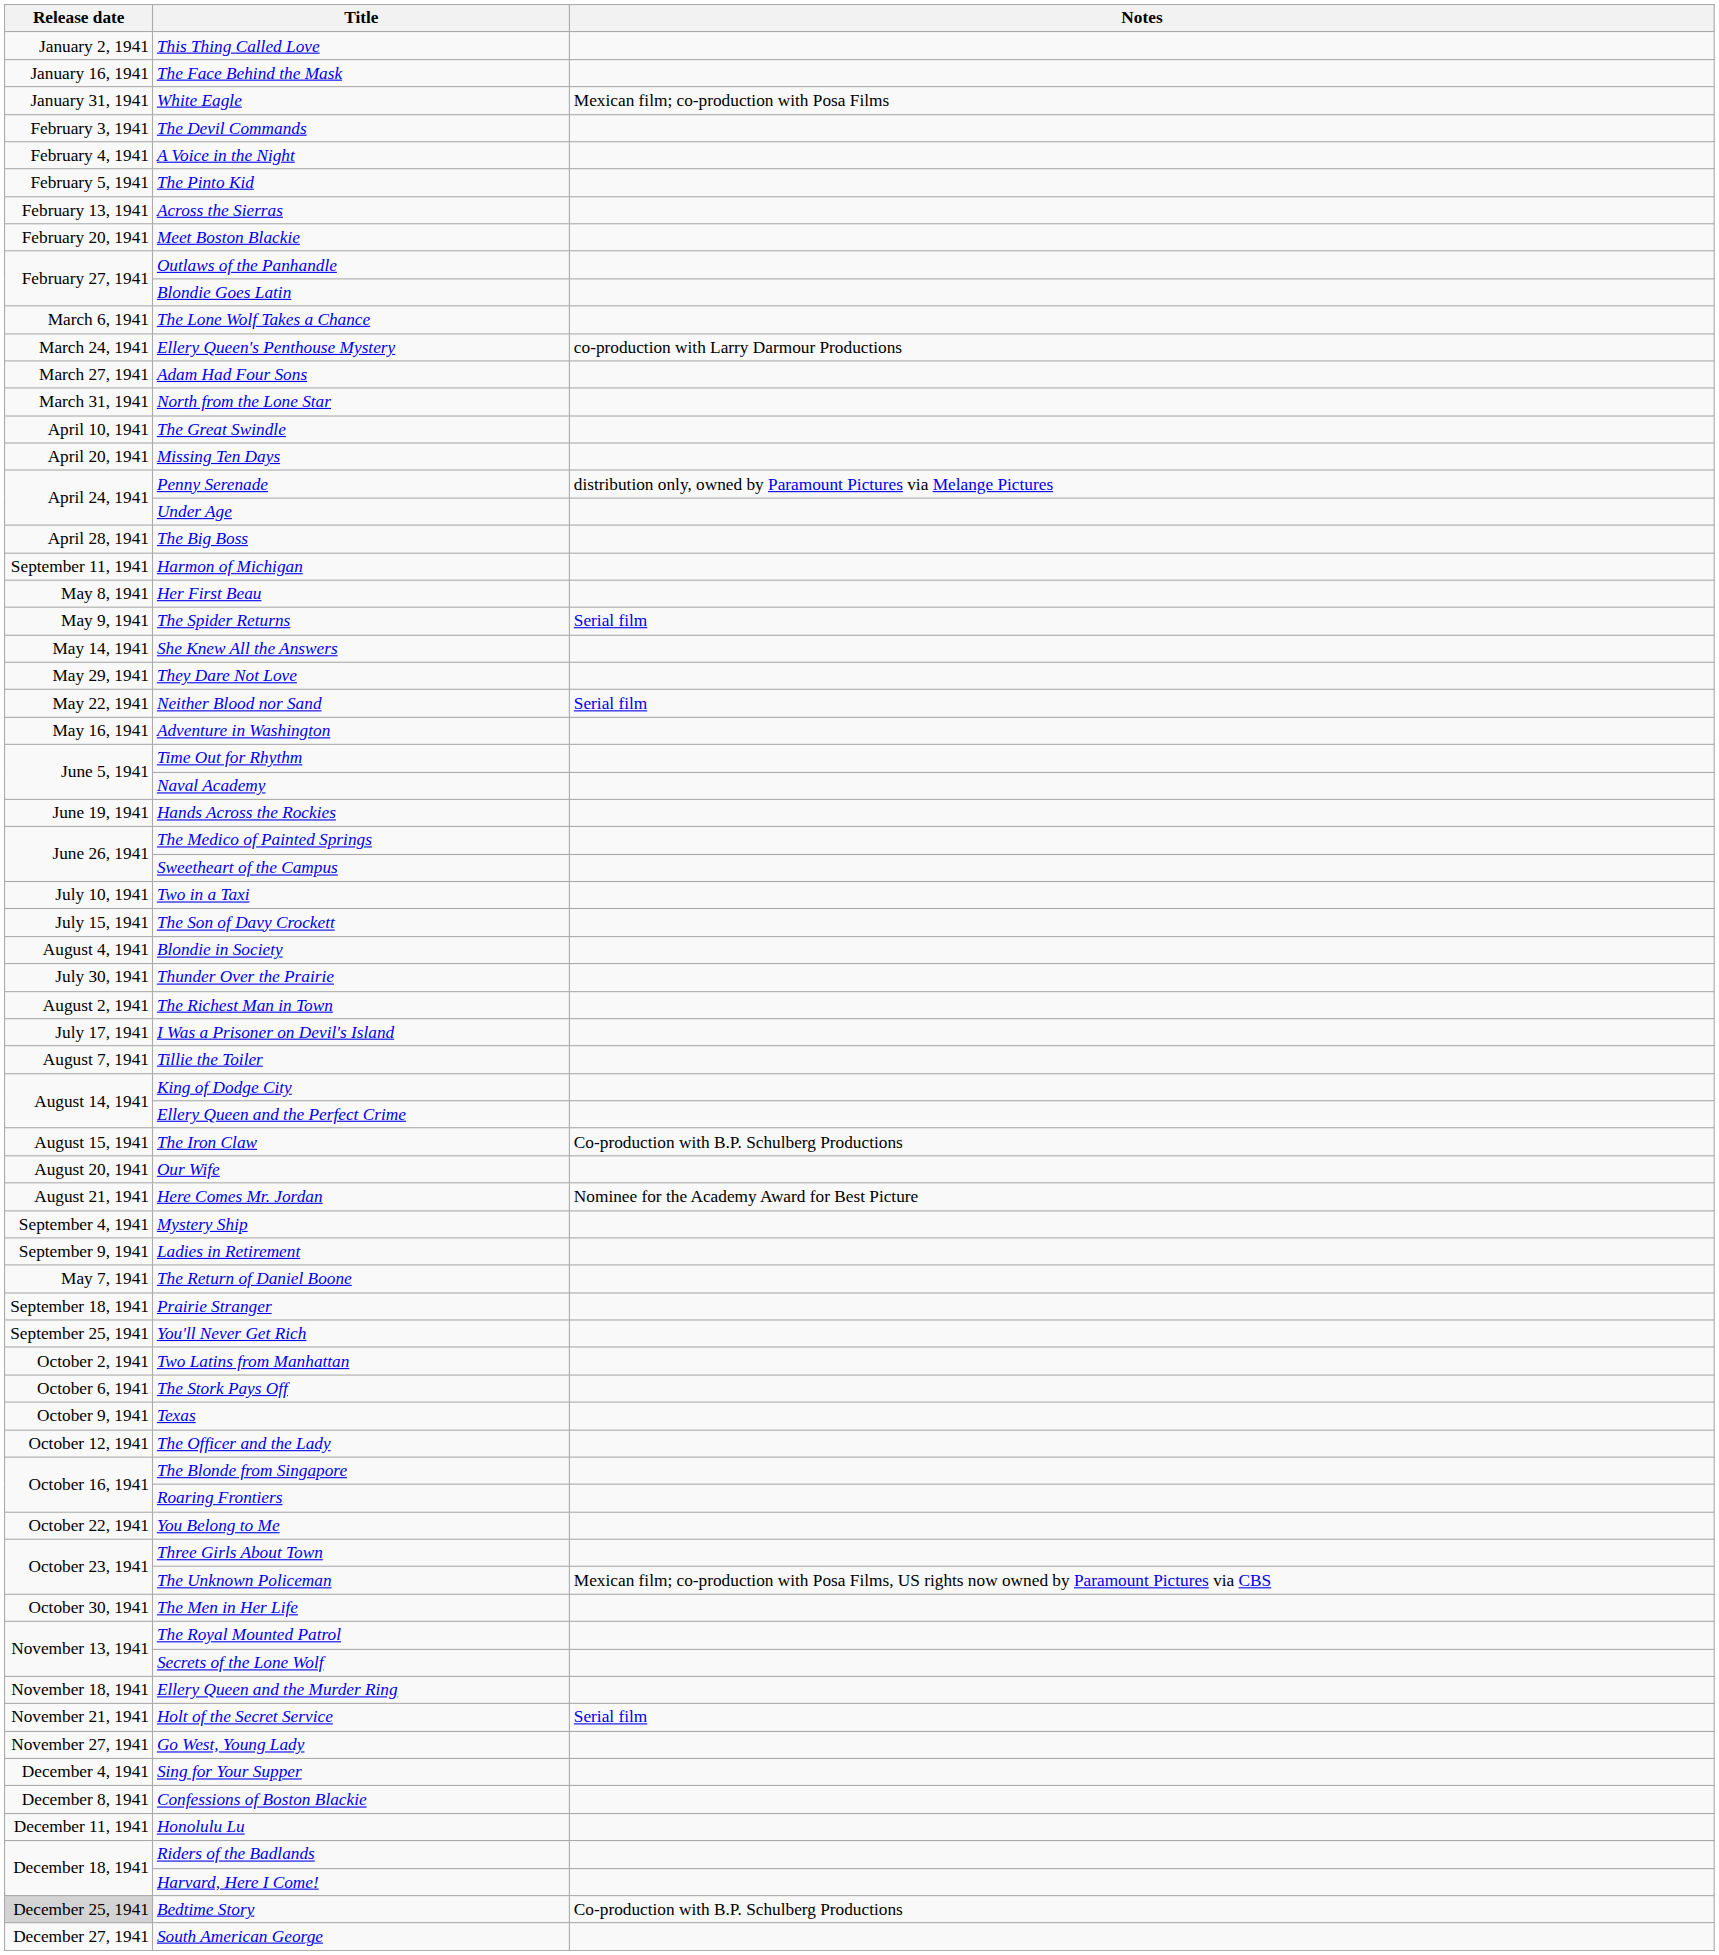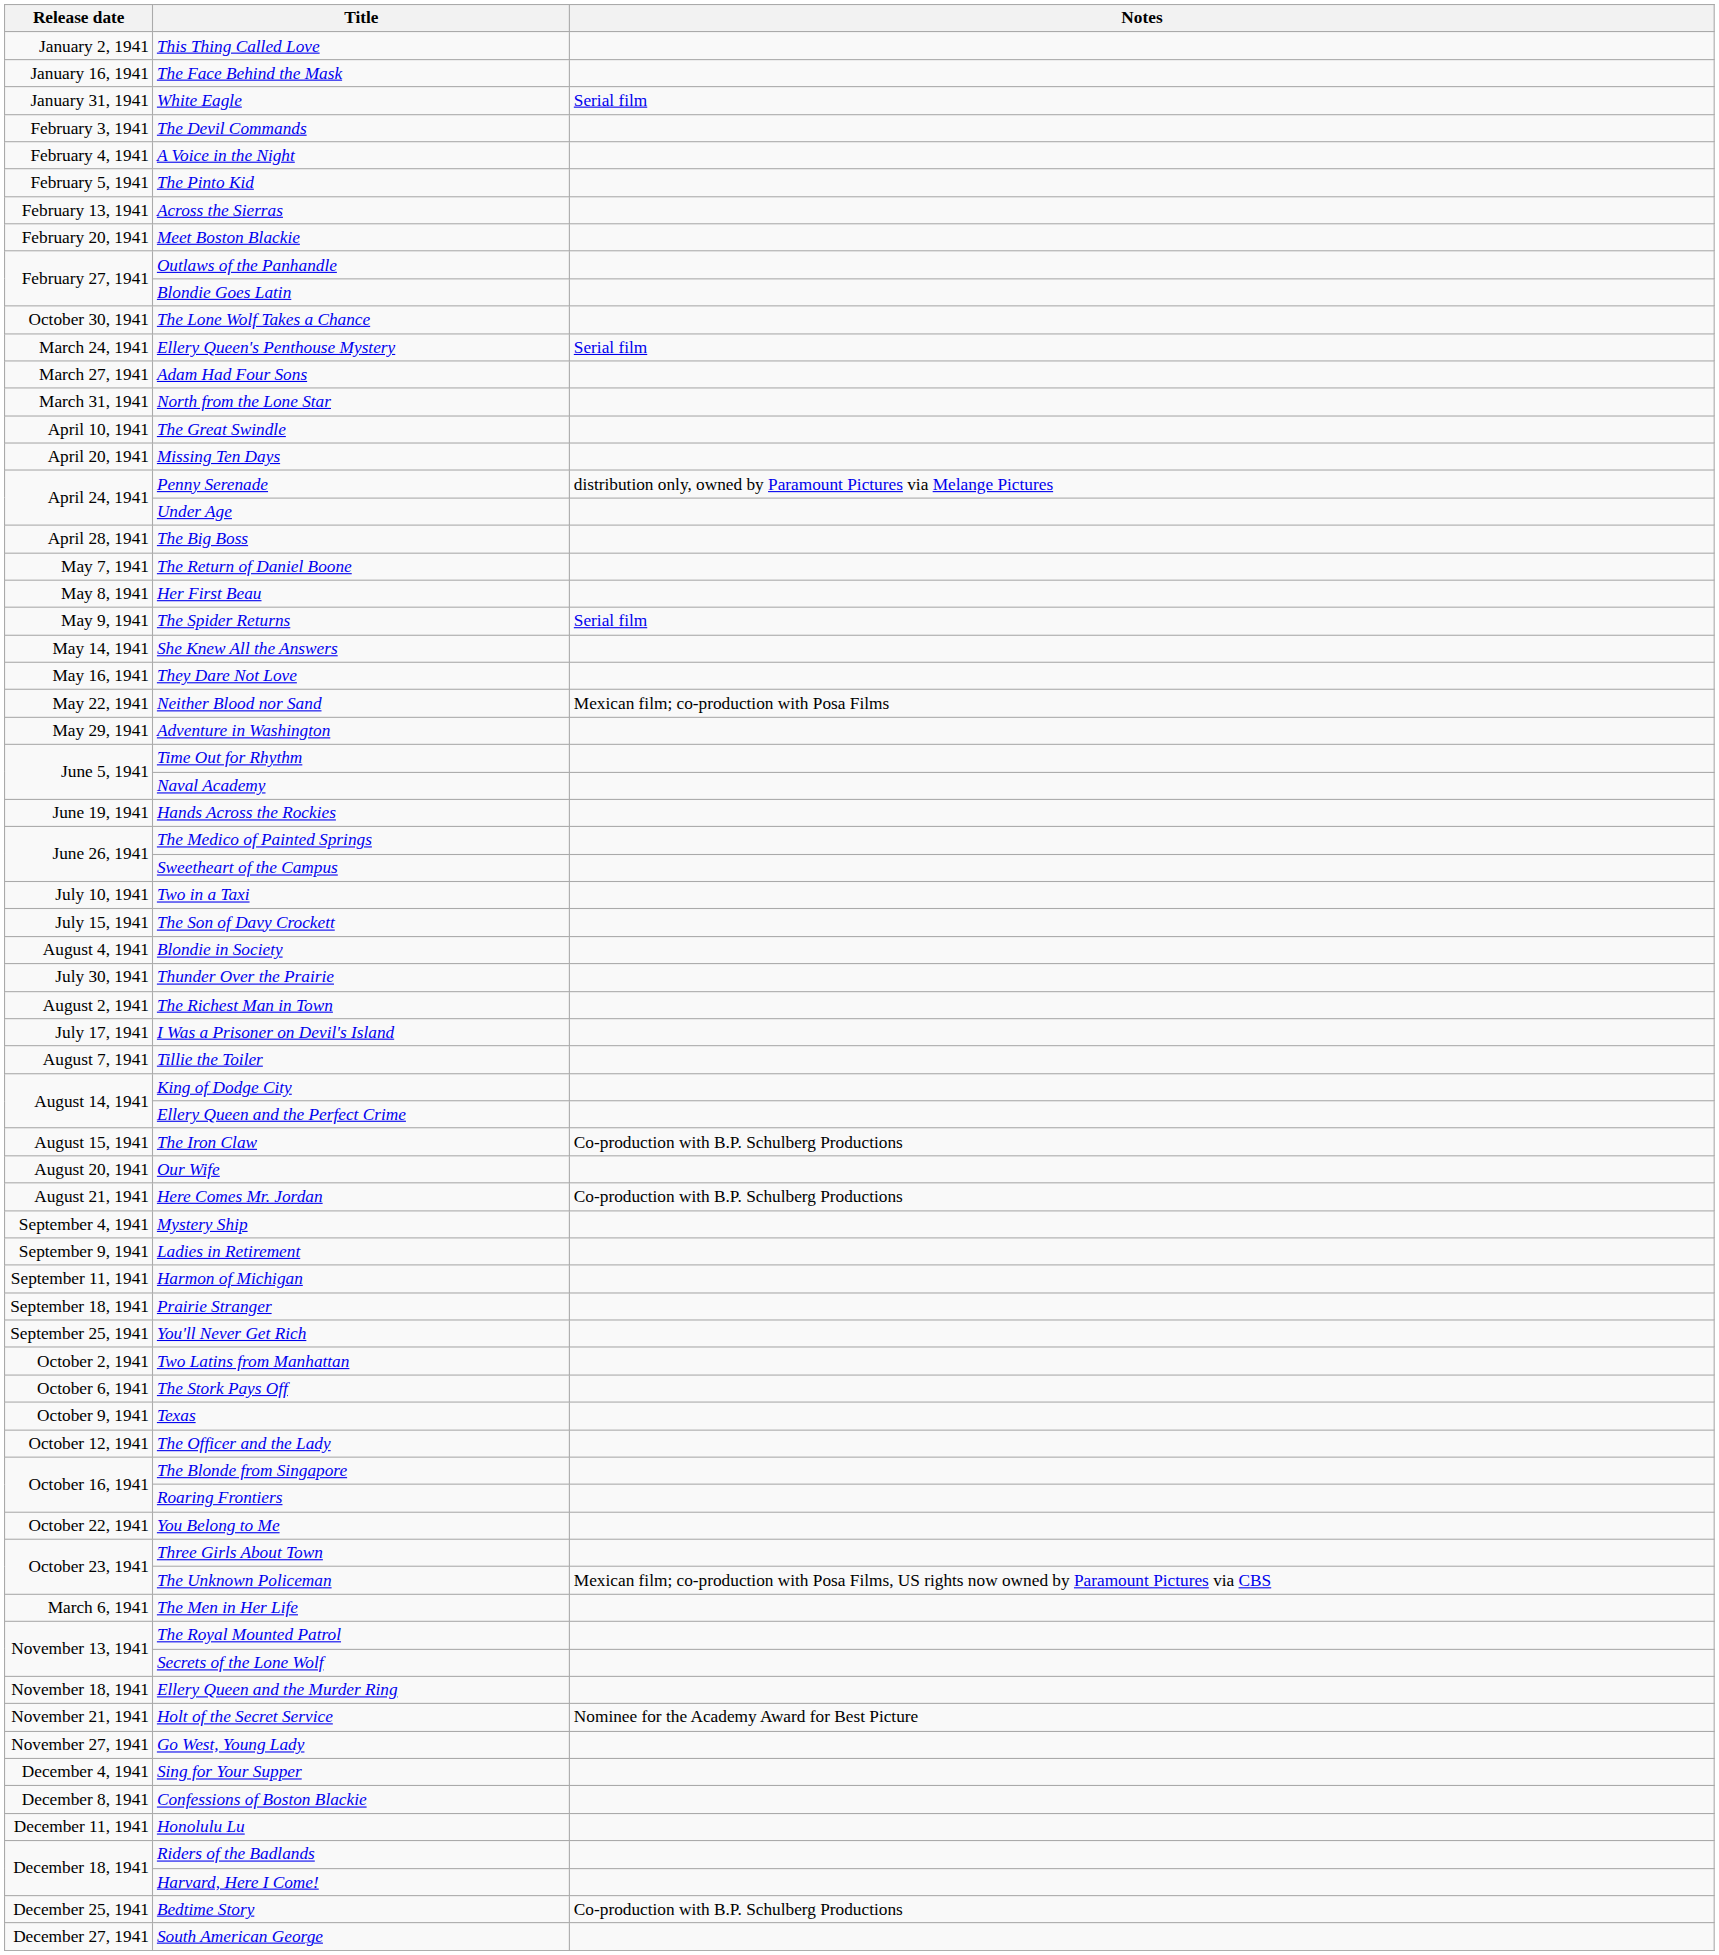(731, 100) Mexican film; co-production with Posa Films -> (611, 100) Serial film
(98, 319) March 6, 1941 -> (89, 319) October 30, 1941
(738, 347) co-production with Larry Darmour Productions -> (611, 347) Serial film
rows swapped: (254, 1278) <-> (230, 566)
(101, 675) May 29, 1941 -> (101, 675) May 16, 1941
(611, 703) Serial film -> (731, 703) Mexican film; co-production with Posa Films
(101, 730) May 16, 1941 -> (101, 730) May 29, 1941
(746, 1196) Nominee for the Academy Award for Best Picture -> (738, 1196) Co-production with B.P. Schulberg Productions
(89, 1607) October 30, 1941 -> (98, 1607) March 6, 1941
(611, 1717) Serial film -> (746, 1717) Nominee for the Academy Award for Best Picture
(81, 1909) lightgrey background -> (81, 1909) no background
